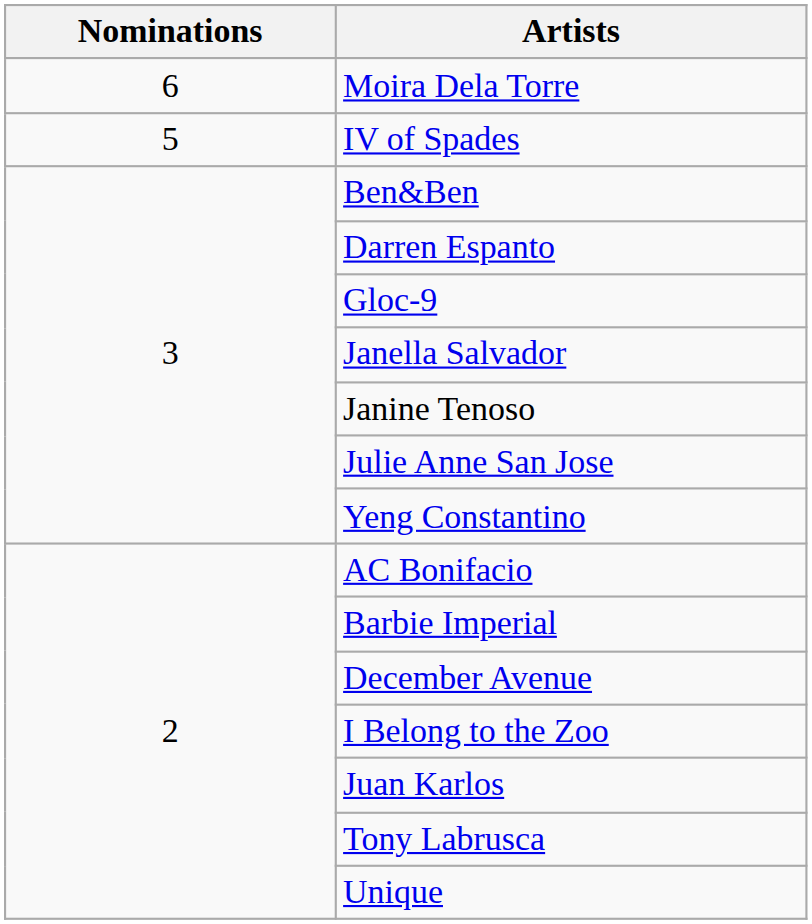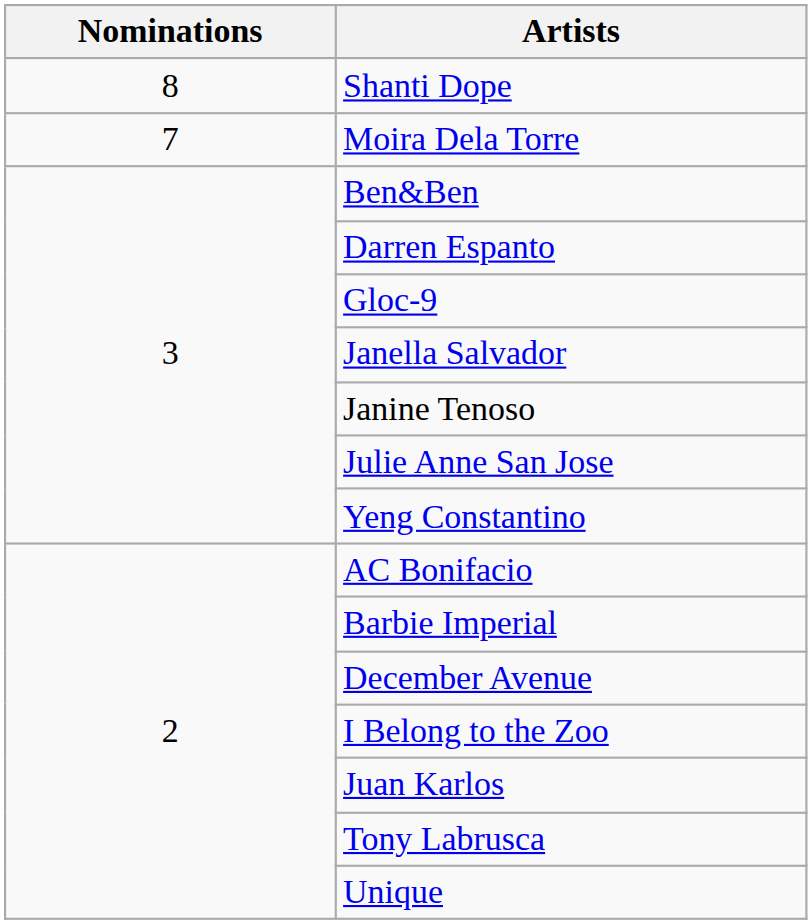+ row: (427, 85)
(170, 85) 6 -> (170, 138) 7
- row: (431, 138)
